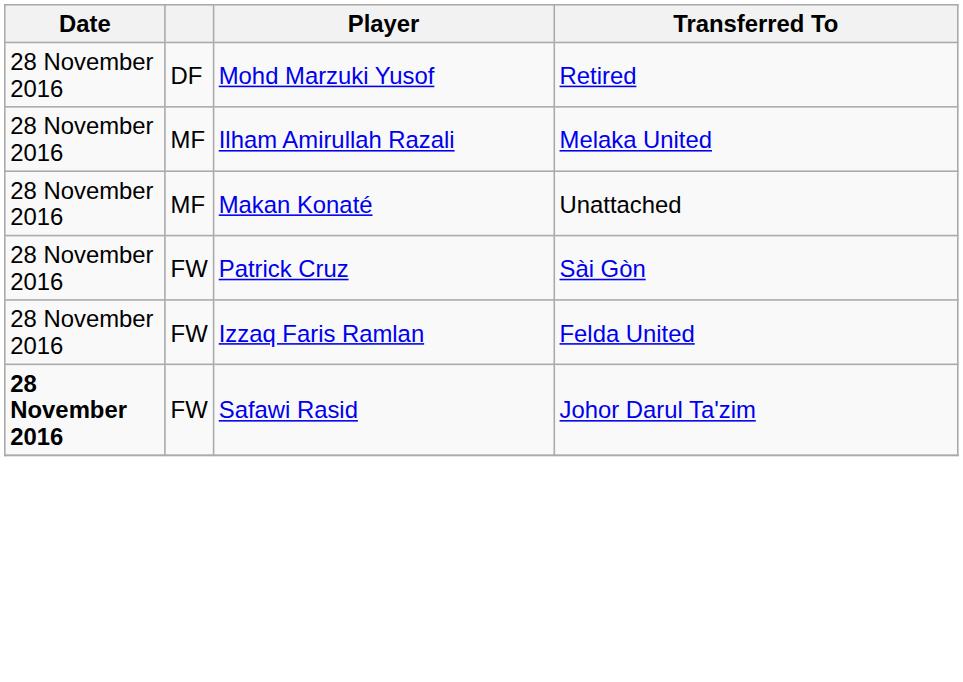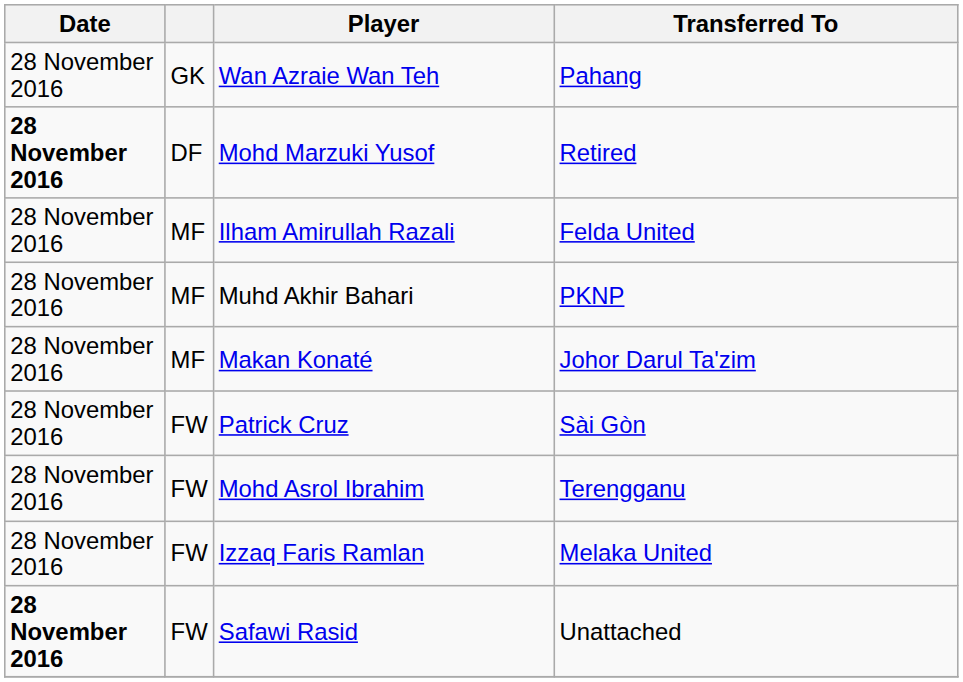+ row: (329, 75)
(82, 75) normal -> (69, 153) bold
(636, 139) Melaka United -> (627, 231) Felda United
+ row: (316, 295)
(621, 204) Unattached -> (658, 360) Johor Darul Ta'zim
+ row: (321, 488)
(627, 333) Felda United -> (636, 553) Melaka United
(658, 411) Johor Darul Ta'zim -> (621, 631) Unattached
